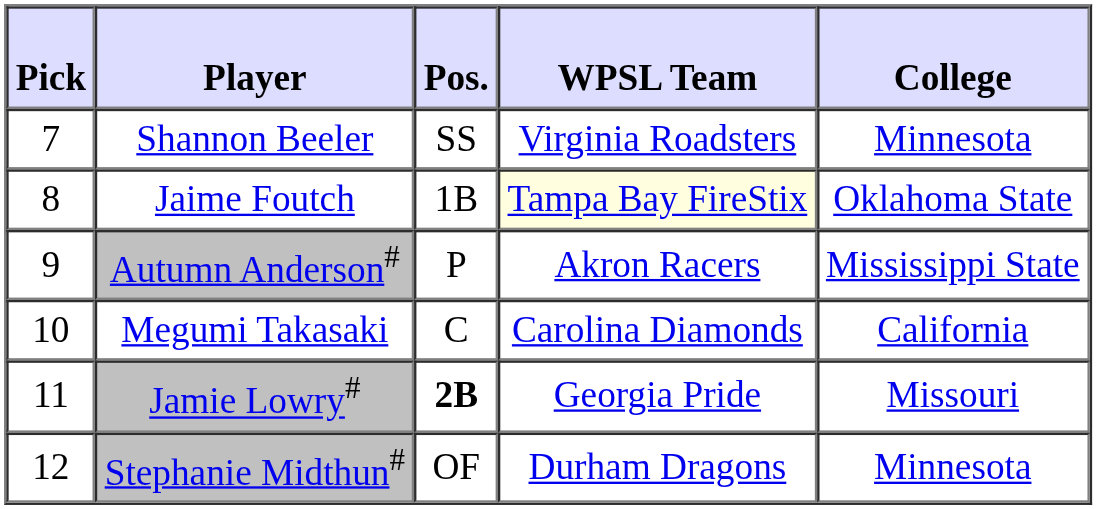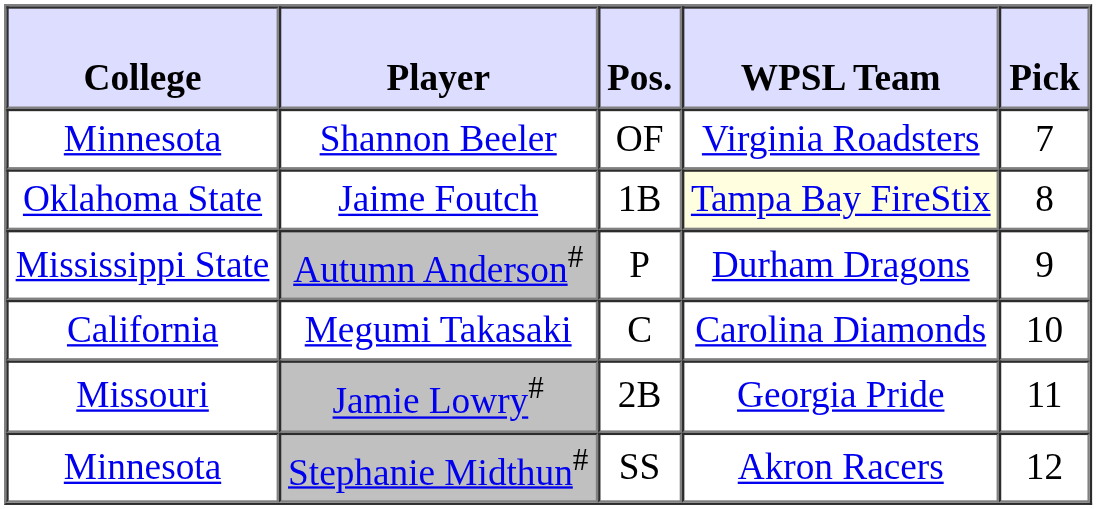columns swapped: (51, 77) <-> (953, 77)
(456, 138) SS -> (640, 138) OF
(657, 264) Akron Racers -> (841, 264) Durham Dragons
(456, 395) bold -> (640, 395) normal
(456, 466) OF -> (640, 466) SS
(657, 466) Durham Dragons -> (841, 466) Akron Racers
